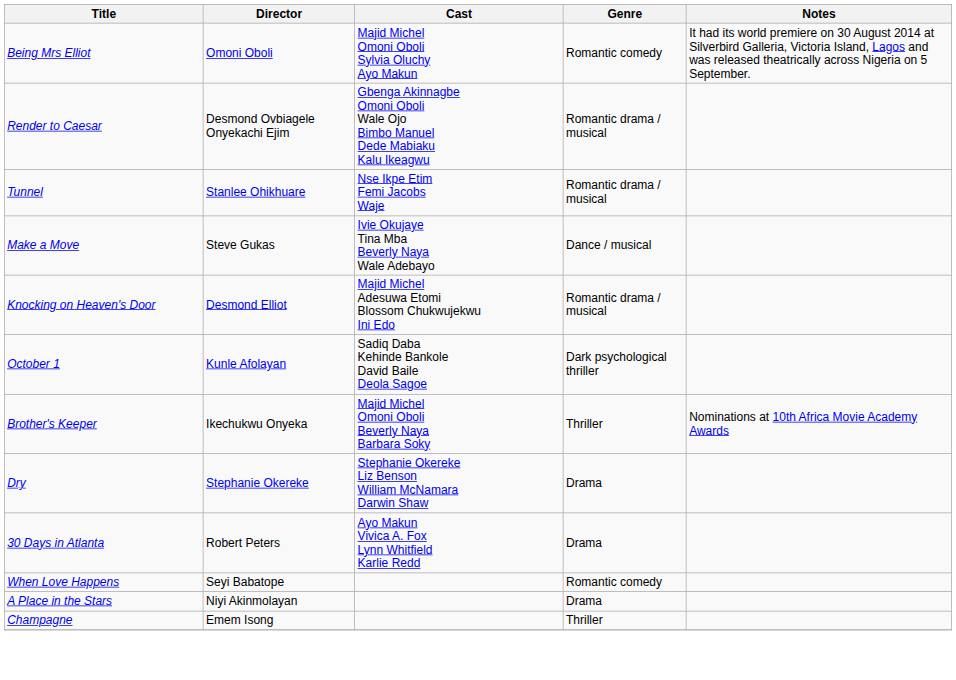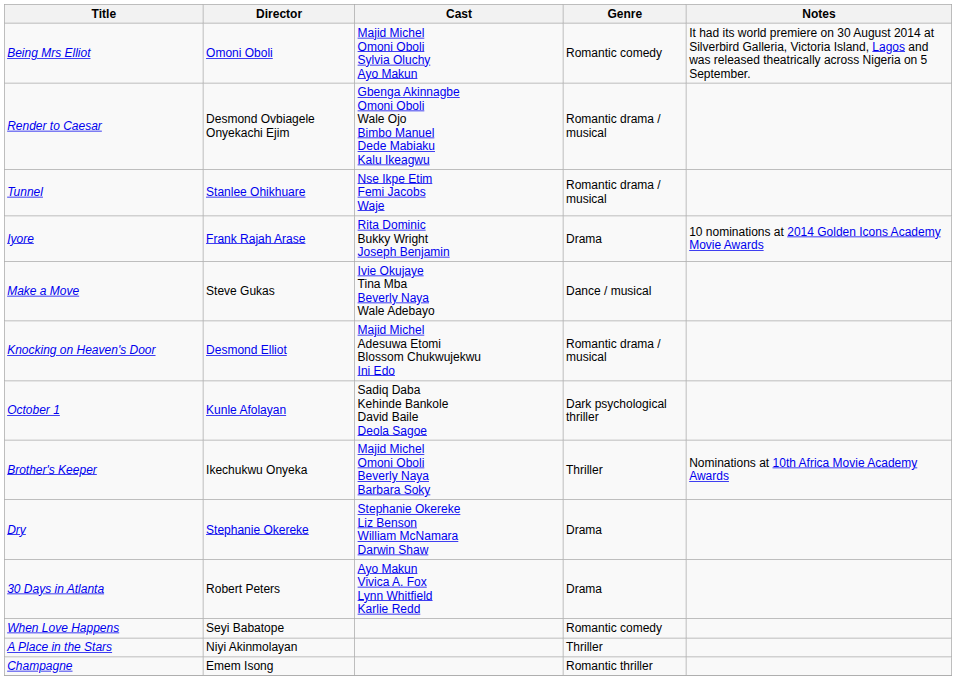+ row: (20, 238)
(584, 601) Drama -> (584, 647) Thriller
(584, 620) Thriller -> (609, 666) Romantic thriller
